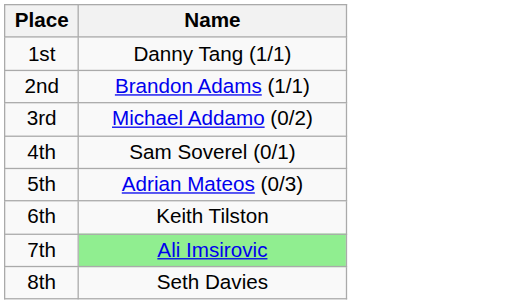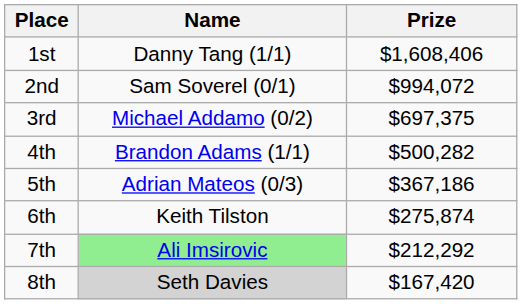+ column: (432, 20)
(212, 86) Brandon Adams (1/1) -> (212, 86) Sam Soverel (0/1)
(212, 151) Sam Soverel (0/1) -> (212, 151) Brandon Adams (1/1)
(212, 282) no background -> (212, 282) lightgrey background
